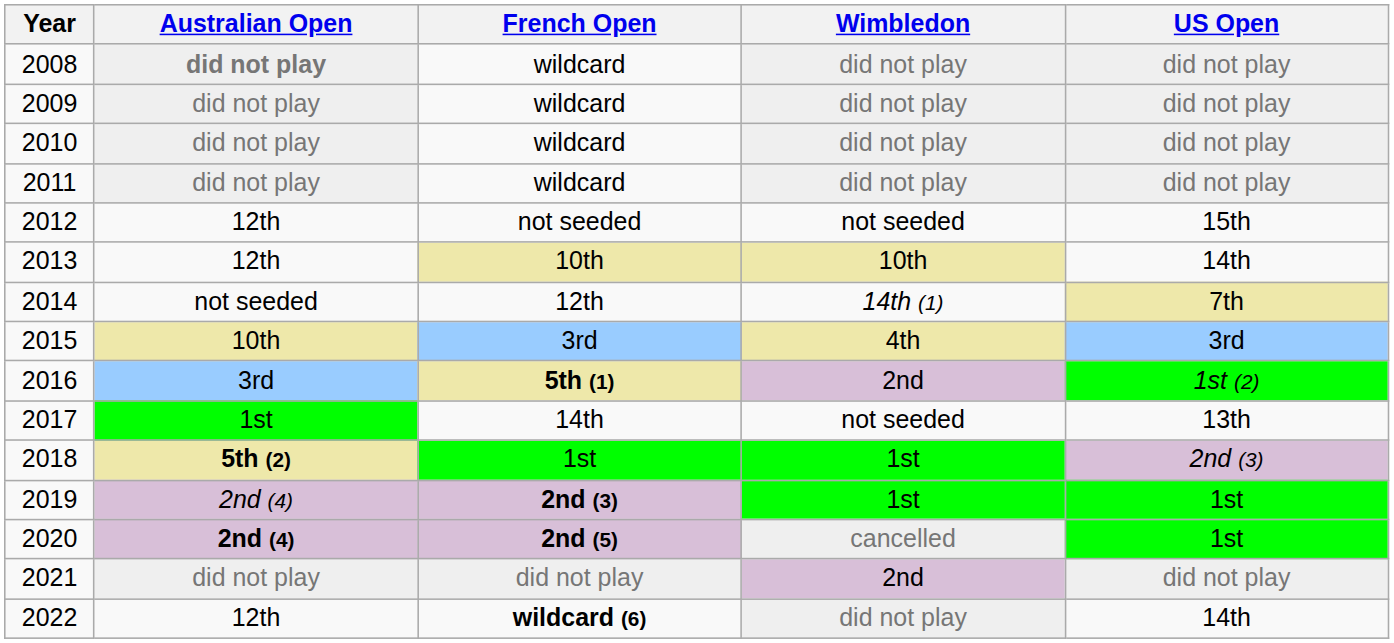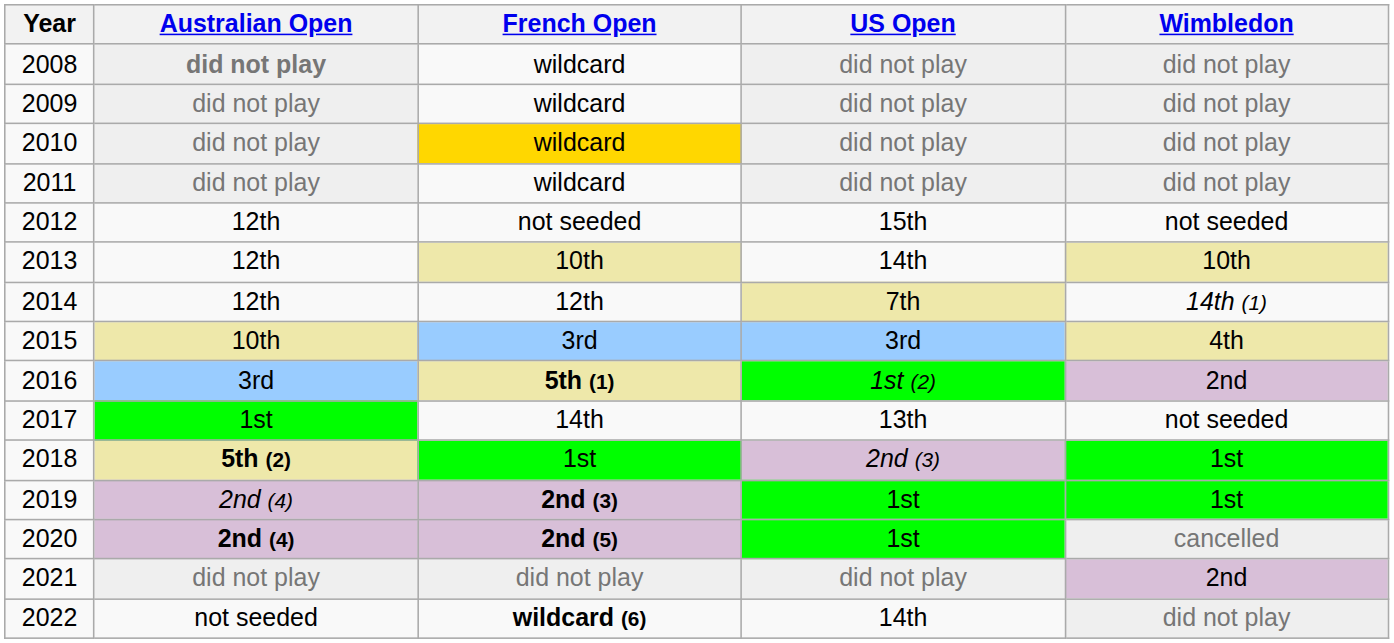columns swapped: (903, 24) <-> (1227, 24)
(580, 143) no background -> (580, 143) gold background
(256, 301) not seeded -> (256, 301) 12th
(256, 618) 12th -> (256, 618) not seeded
